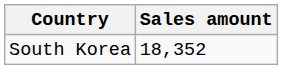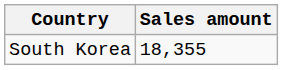(173, 50) 18,352 -> (173, 50) 18,355
